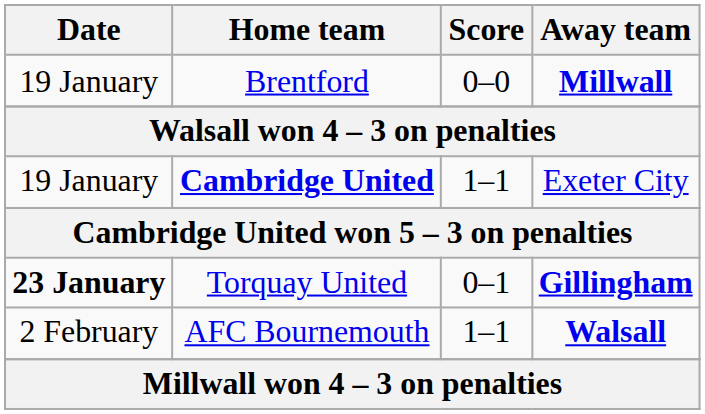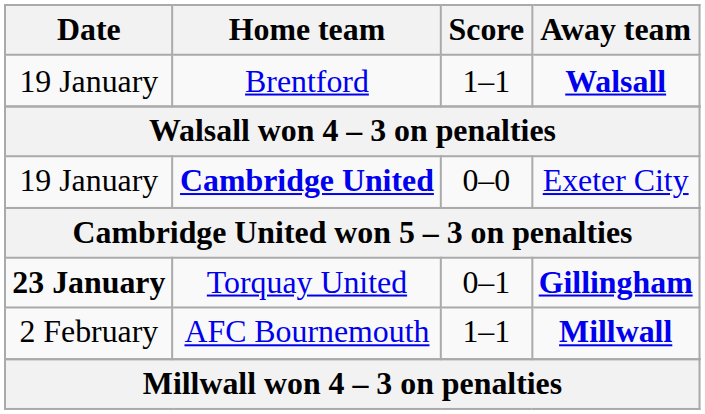(486, 80) 0–0 -> (486, 80) 1–1
(616, 80) Millwall -> (616, 80) Walsall
(486, 181) 1–1 -> (486, 181) 0–0
(616, 332) Walsall -> (616, 332) Millwall
